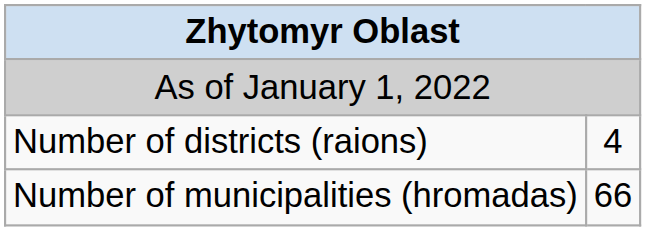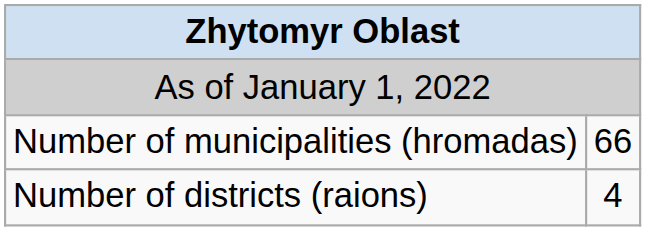rows swapped: (220, 141) <-> (295, 196)
